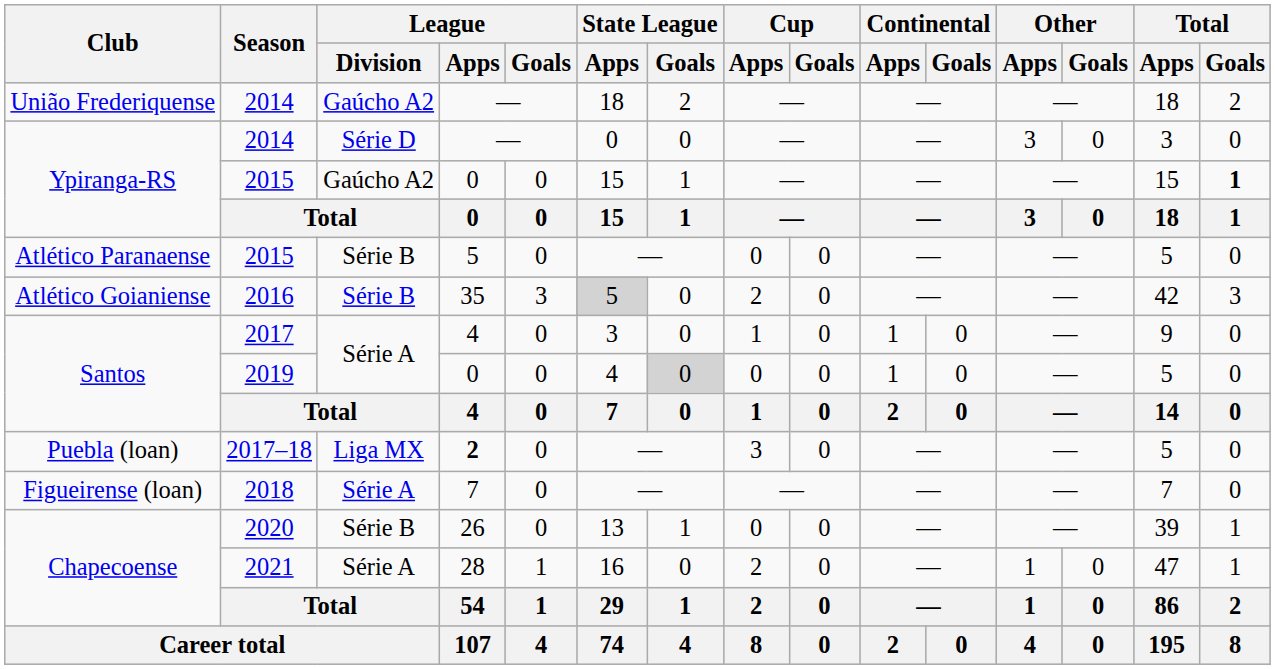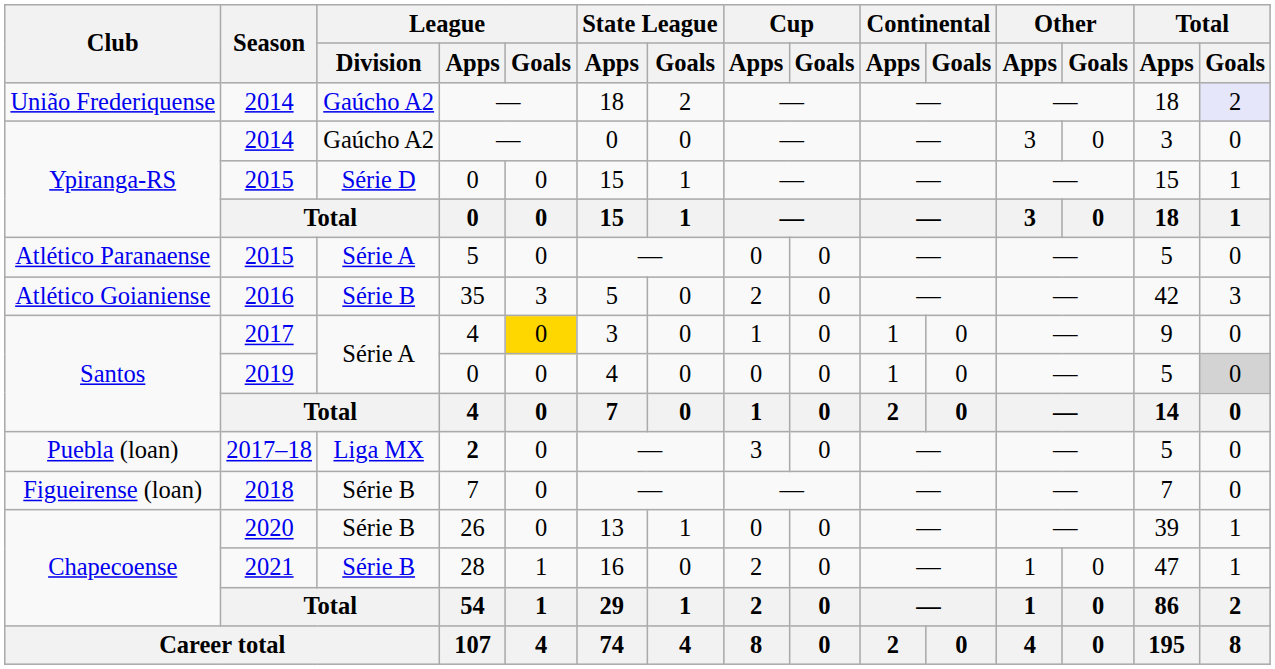(1235, 101) no background -> (1235, 101) lavender background
(379, 140) Série D -> (379, 140) Gaúcho A2
(379, 179) Gaúcho A2 -> (379, 179) Série D
(1235, 179) bold -> (1235, 179) normal
(379, 256) Série B -> (379, 256) Série A
(612, 295) lightgrey background -> (612, 295) no background
(541, 334) no background -> (541, 334) gold background
(685, 373) lightgrey background -> (685, 373) no background
(1235, 373) no background -> (1235, 373) lightgrey background
(379, 489) Série A -> (379, 489) Série B
(379, 567) Série A -> (379, 567) Série B
